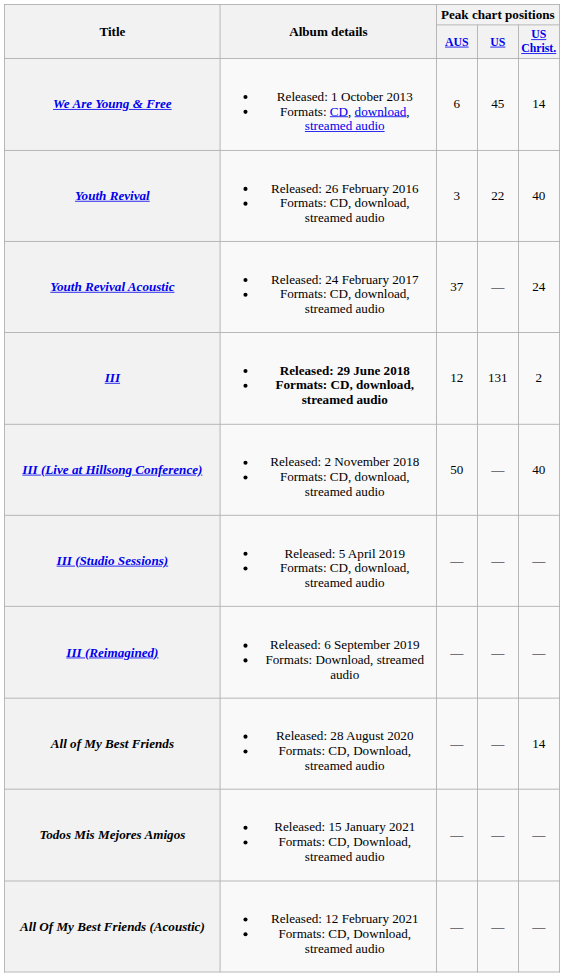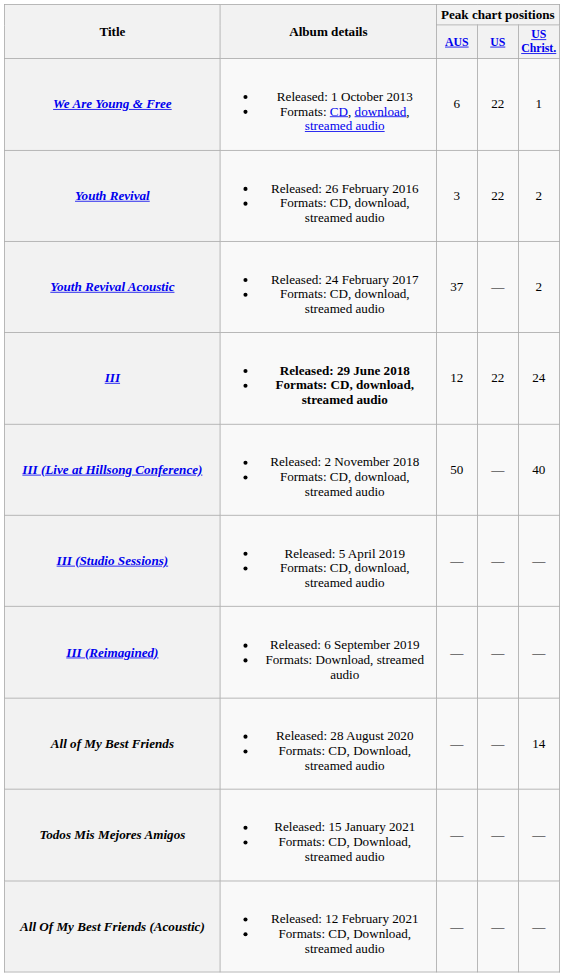(498, 104) 45 -> (498, 104) 22
(539, 104) 14 -> (539, 104) 1
(539, 195) 40 -> (539, 195) 2
(539, 287) 24 -> (539, 287) 2
(498, 378) 131 -> (498, 378) 22
(539, 378) 2 -> (539, 378) 24
